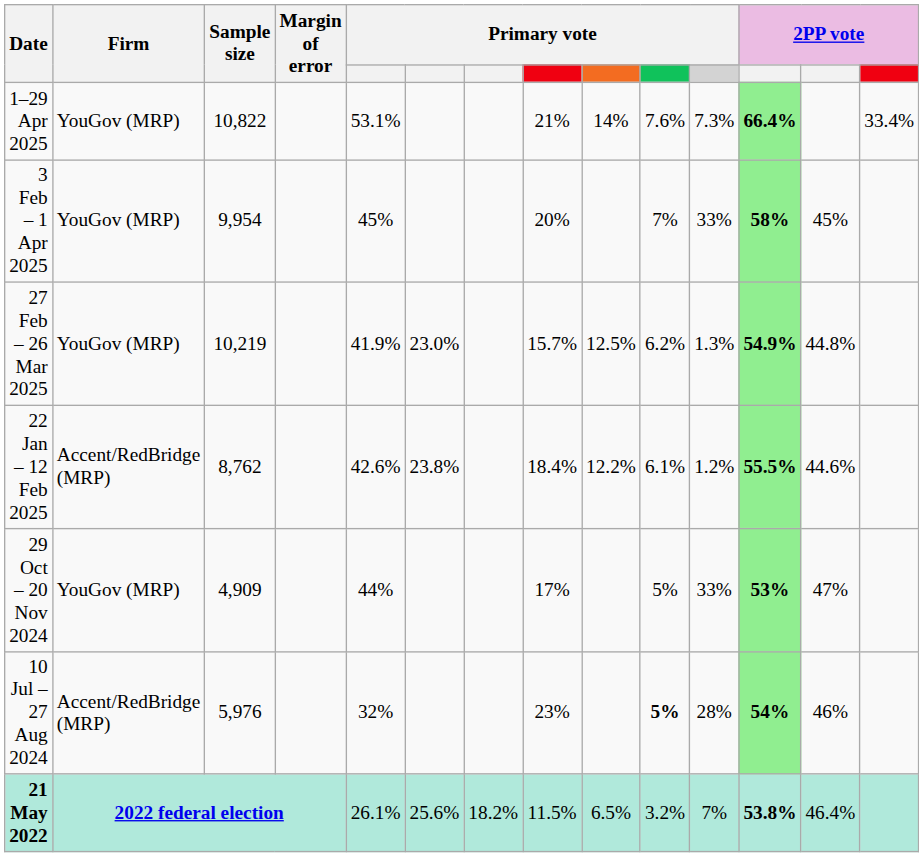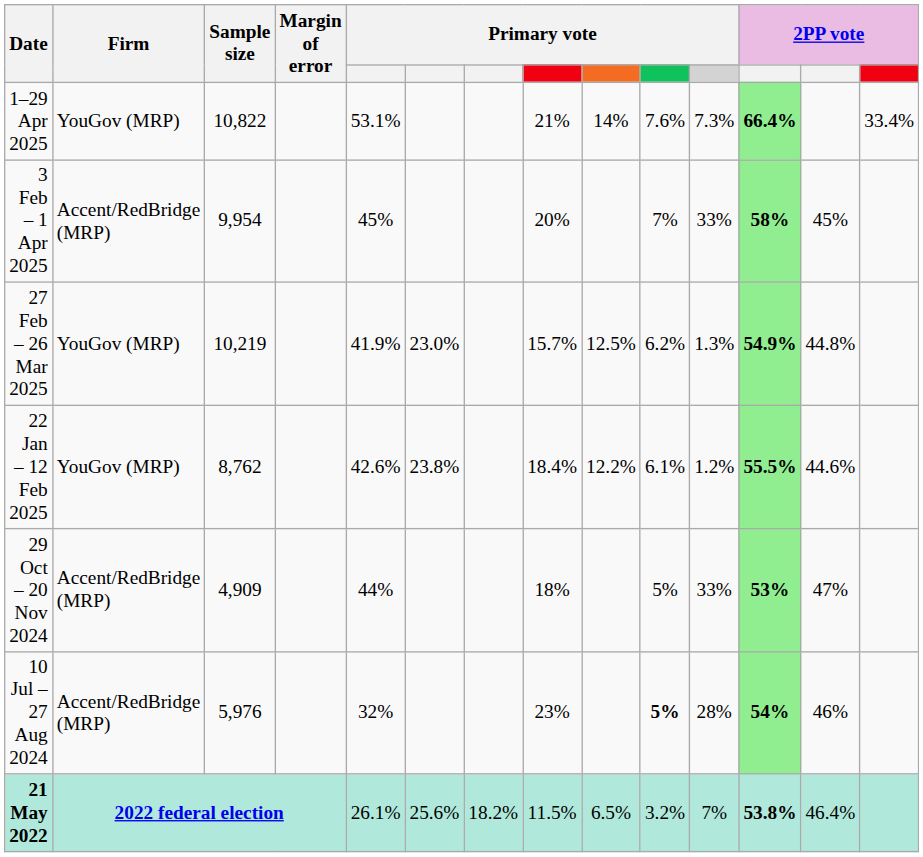(118, 221) YouGov (MRP) -> (129, 221) Accent/RedBridge (MRP)
(129, 467) Accent/RedBridge (MRP) -> (118, 467) YouGov (MRP)
(118, 589) YouGov (MRP) -> (129, 589) Accent/RedBridge (MRP)
(552, 589) 17% -> (552, 589) 18%
